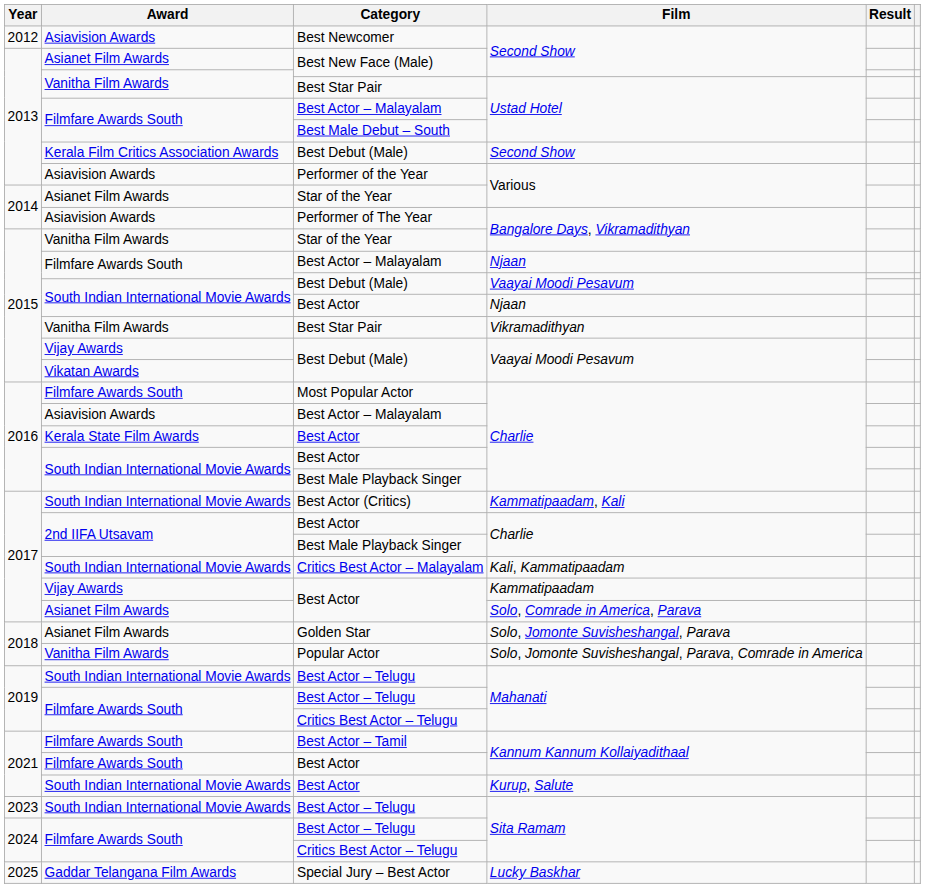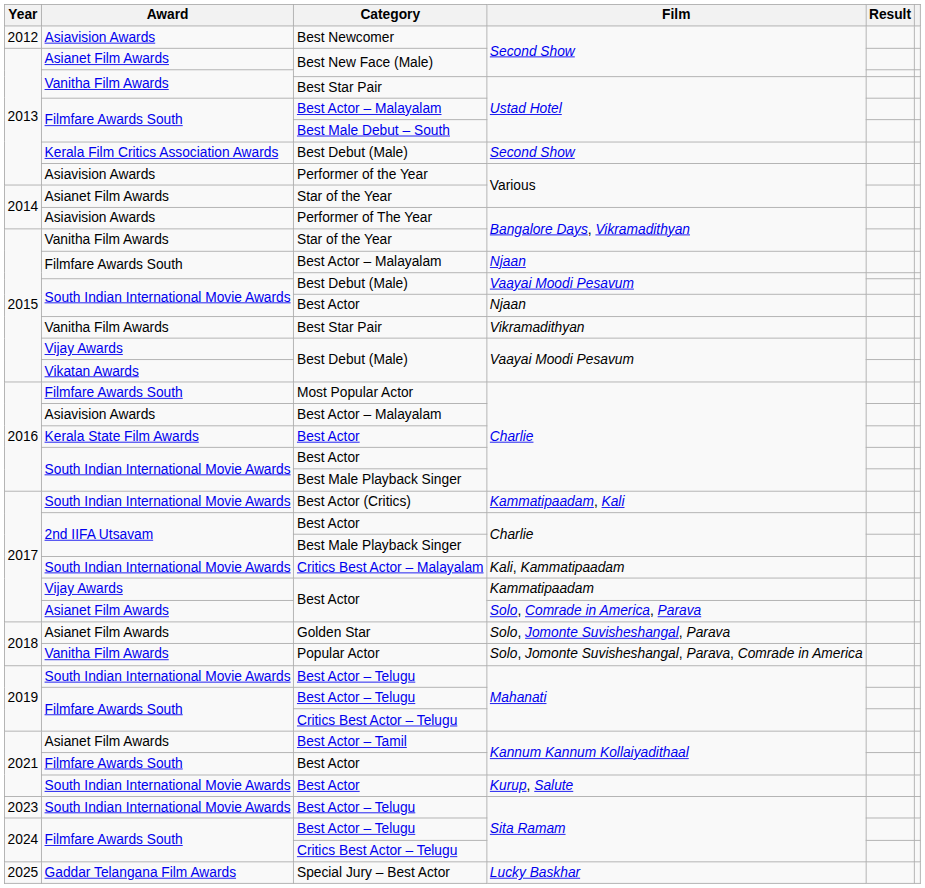(114, 741) Filmfare Awards South -> (107, 741) Asianet Film Awards
